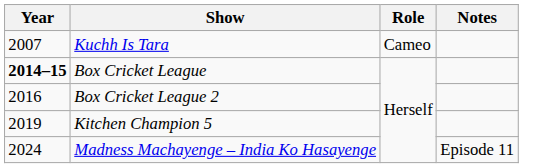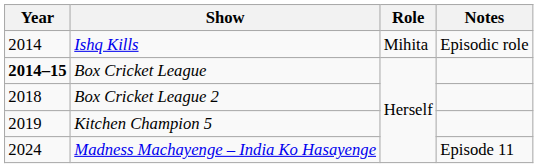- row: (122, 44)
+ row: (106, 44)
(25, 96) 2016 -> (25, 96) 2018
